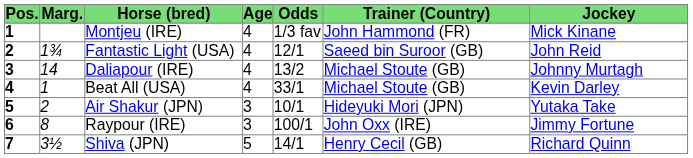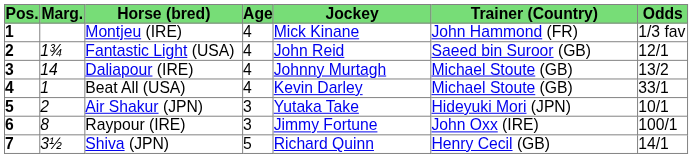columns swapped: (609, 13) <-> (298, 13)
